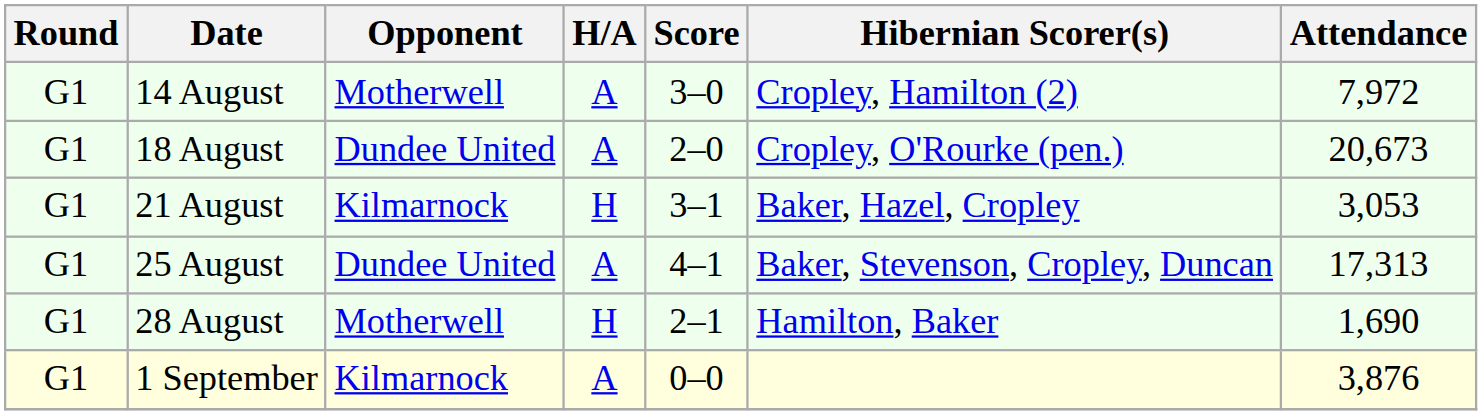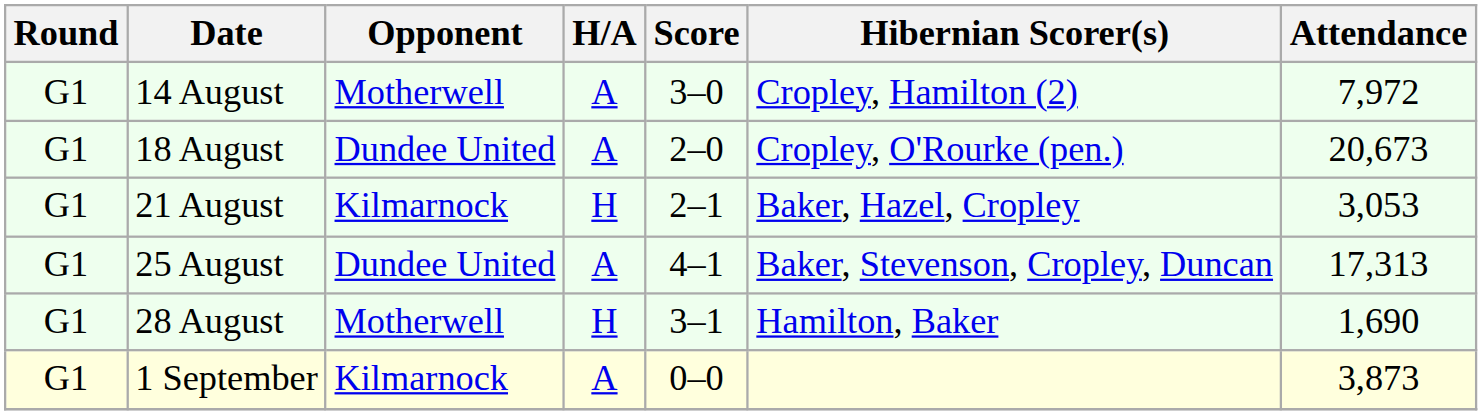(697, 206) 3–1 -> (697, 206) 2–1
(697, 321) 2–1 -> (697, 321) 3–1
(1379, 378) 3,876 -> (1379, 378) 3,873
